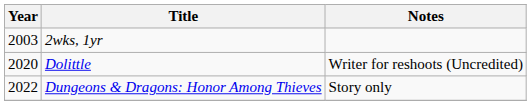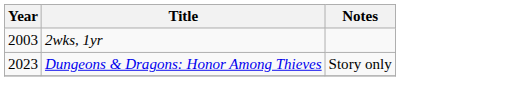- row: (68, 64)
(23, 87) 2022 -> (23, 64) 2023
